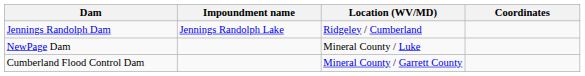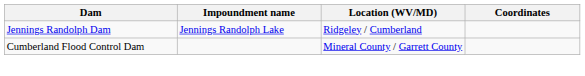- row: (39, 46)
